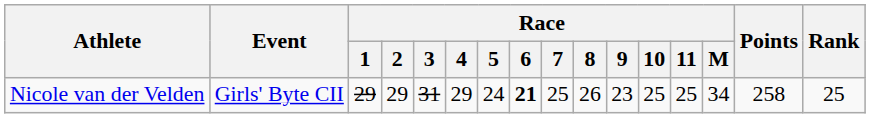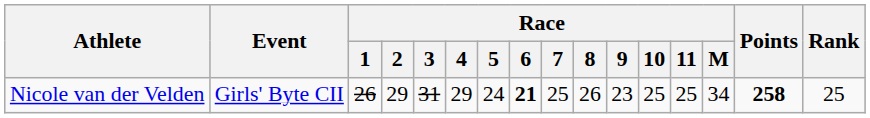(365, 95) 29 -> (365, 95) 26
(769, 95) normal -> (769, 95) bold
